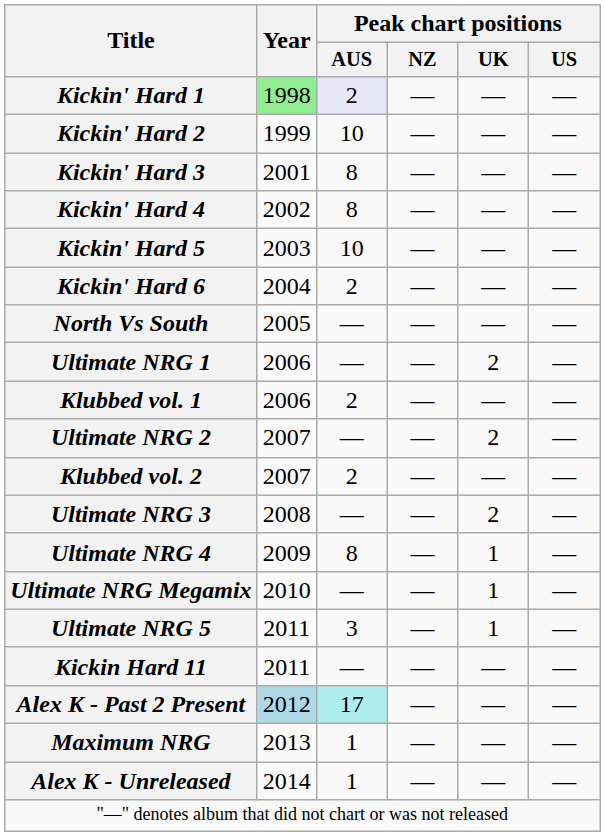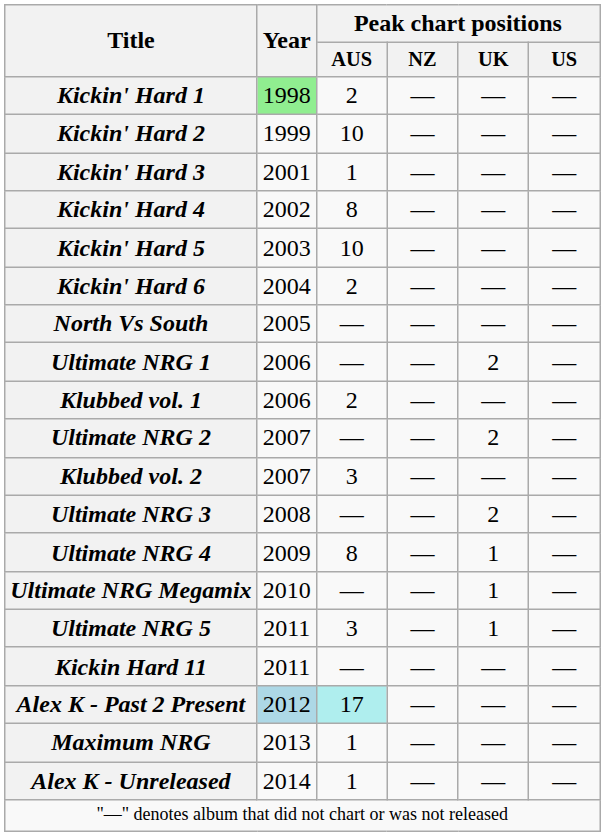(352, 95) lavender background -> (352, 95) no background
(352, 171) 8 -> (352, 171) 1
(352, 475) 2 -> (352, 475) 3
